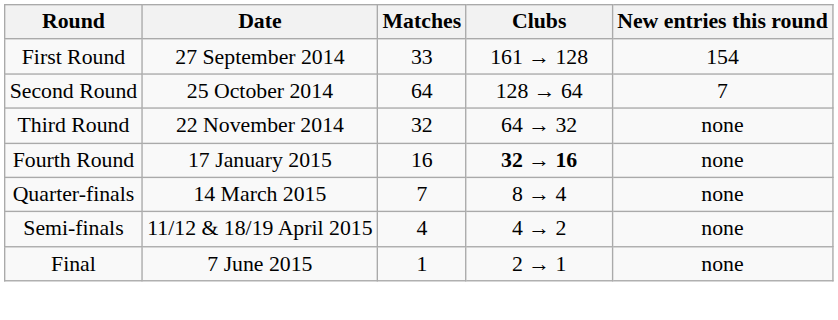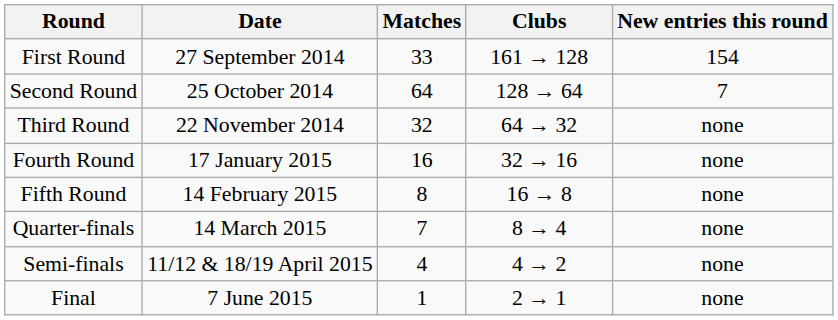(539, 159) bold -> (539, 159) normal
+ row: (73, 194)
